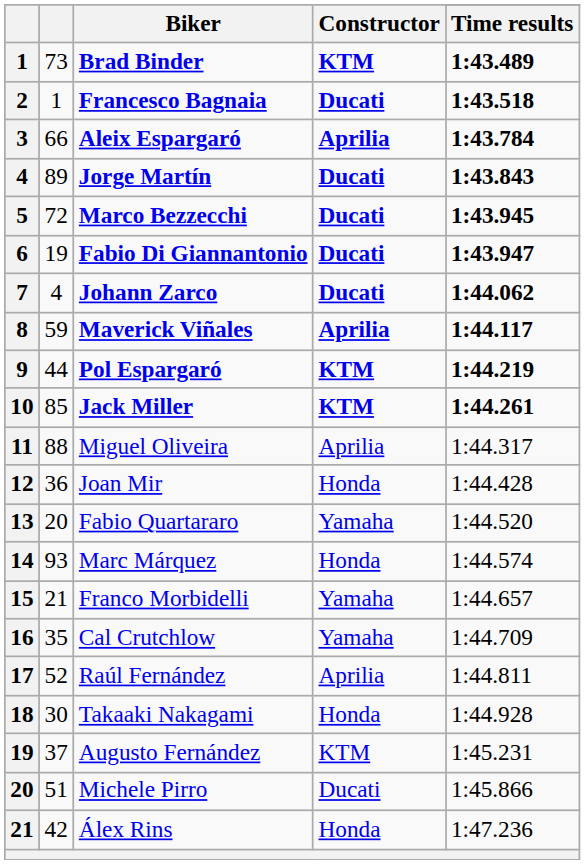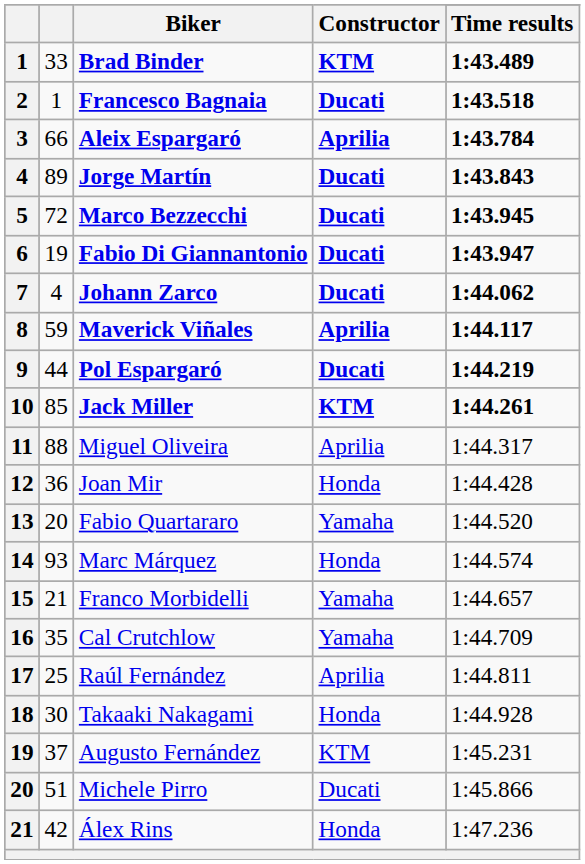(56, 61) 73 -> (56, 61) 33
(346, 368) KTM -> (351, 368) Ducati
(56, 675) 52 -> (56, 675) 25
